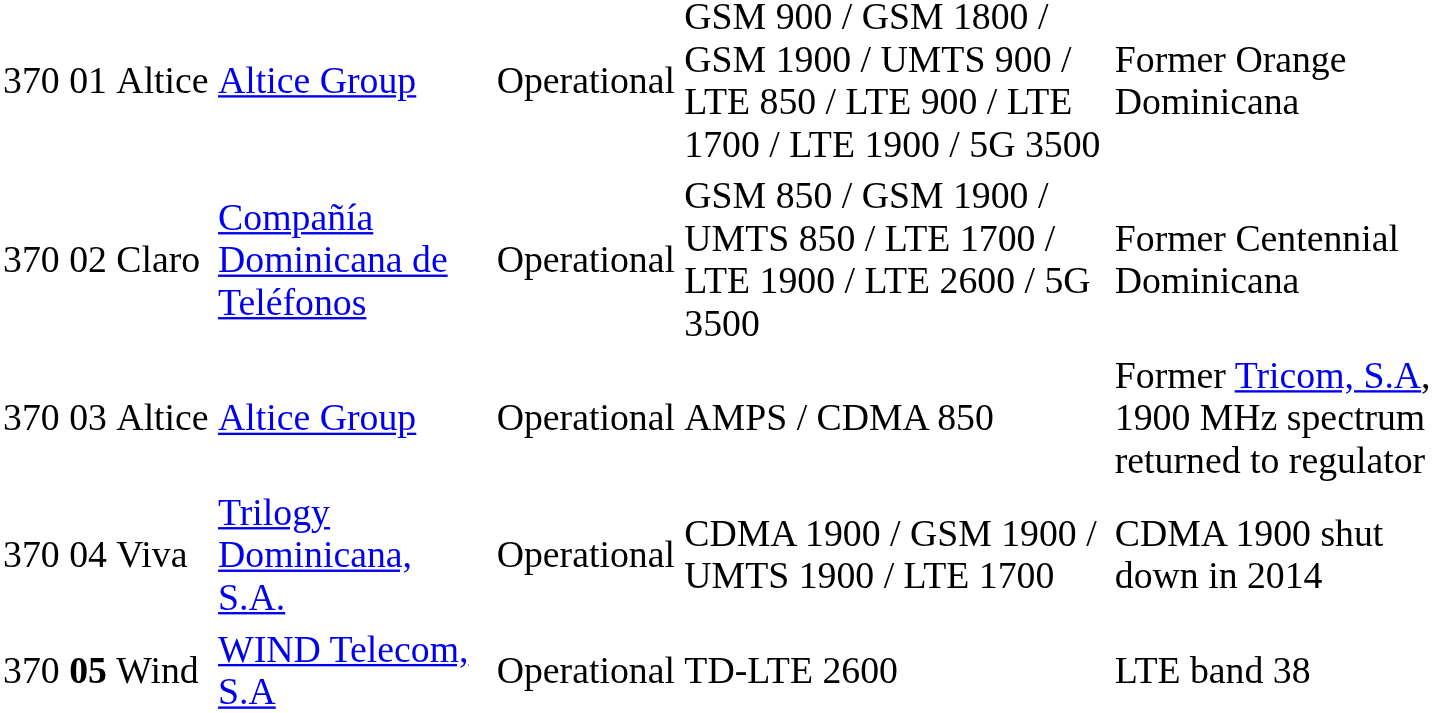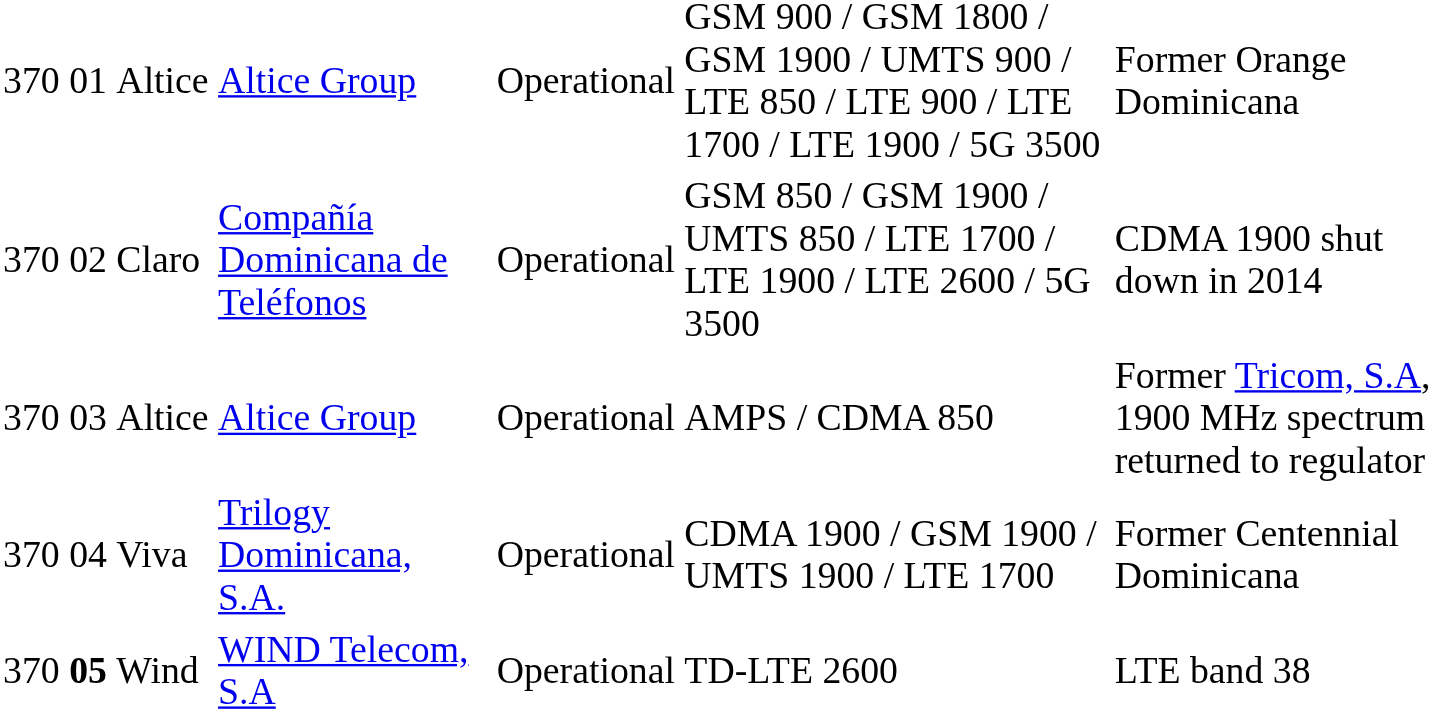(1257, 259) Former Centennial Dominicana -> (1249, 259) CDMA 1900 shut down in 2014
(1249, 554) CDMA 1900 shut down in 2014 -> (1257, 554) Former Centennial Dominicana
